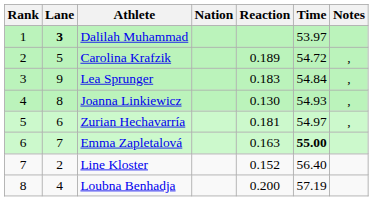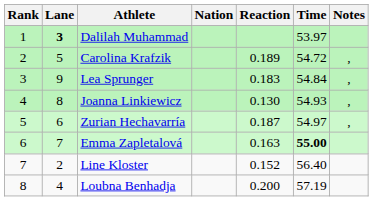(265, 121) 0.181 -> (265, 121) 0.187
